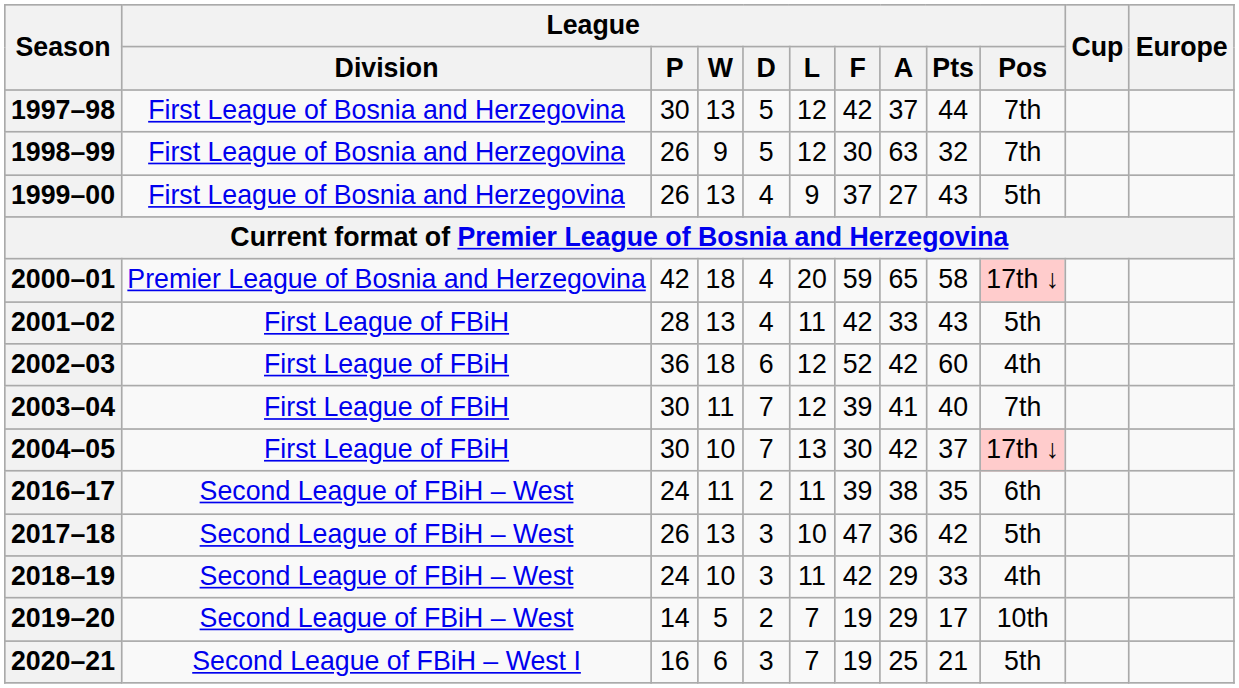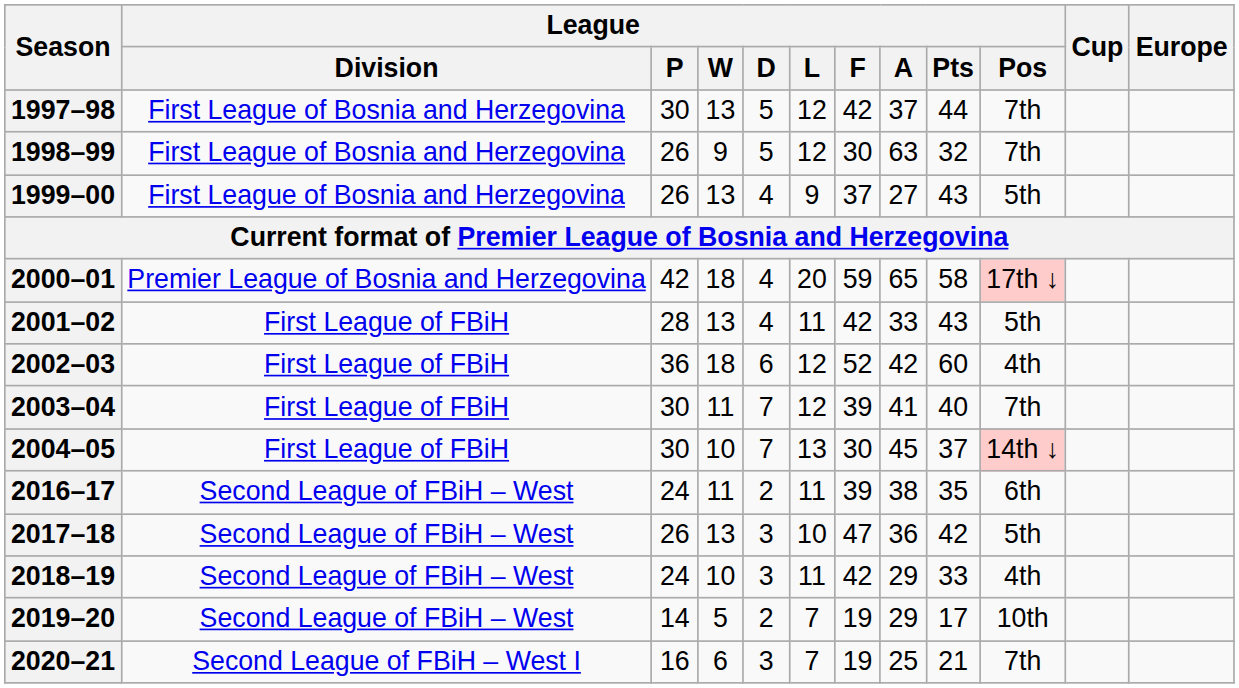(903, 449) 42 -> (903, 449) 45
(1023, 449) 17th ↓ -> (1023, 449) 14th ↓
(1023, 661) 5th -> (1023, 661) 7th
